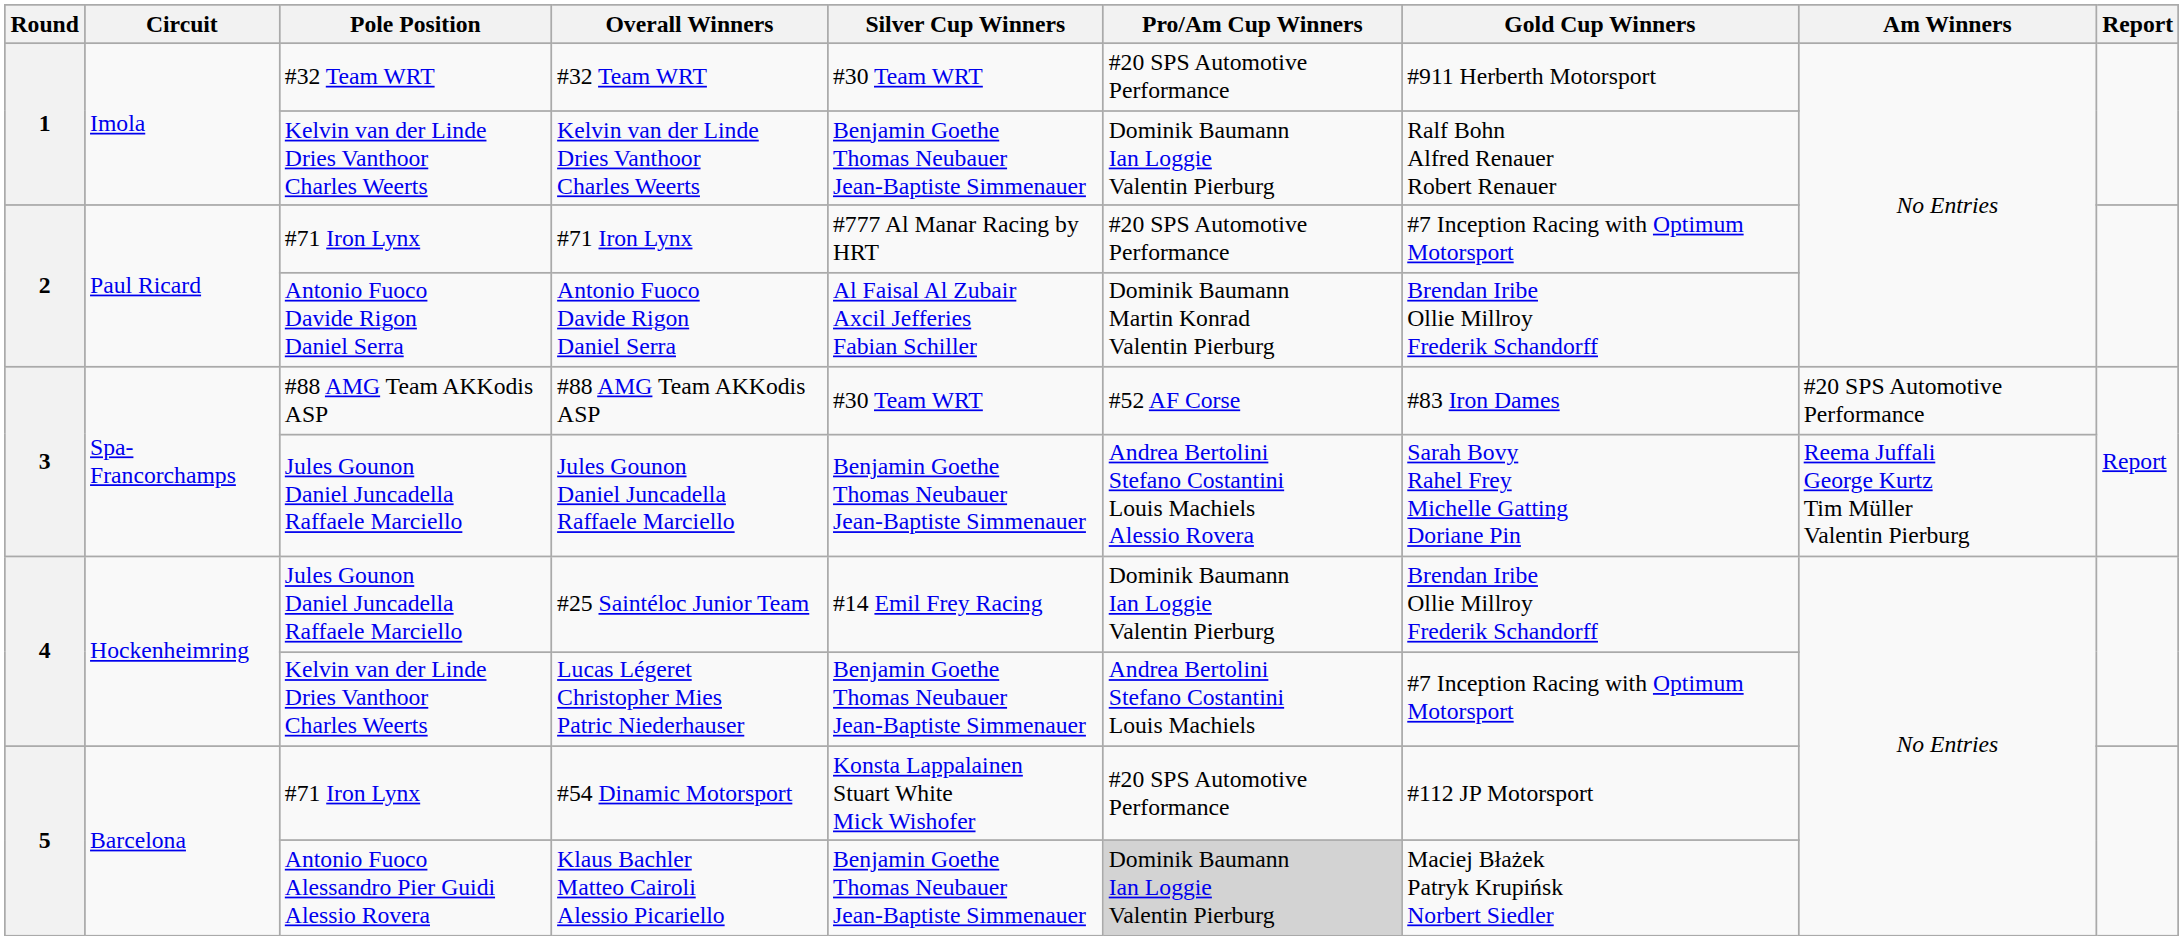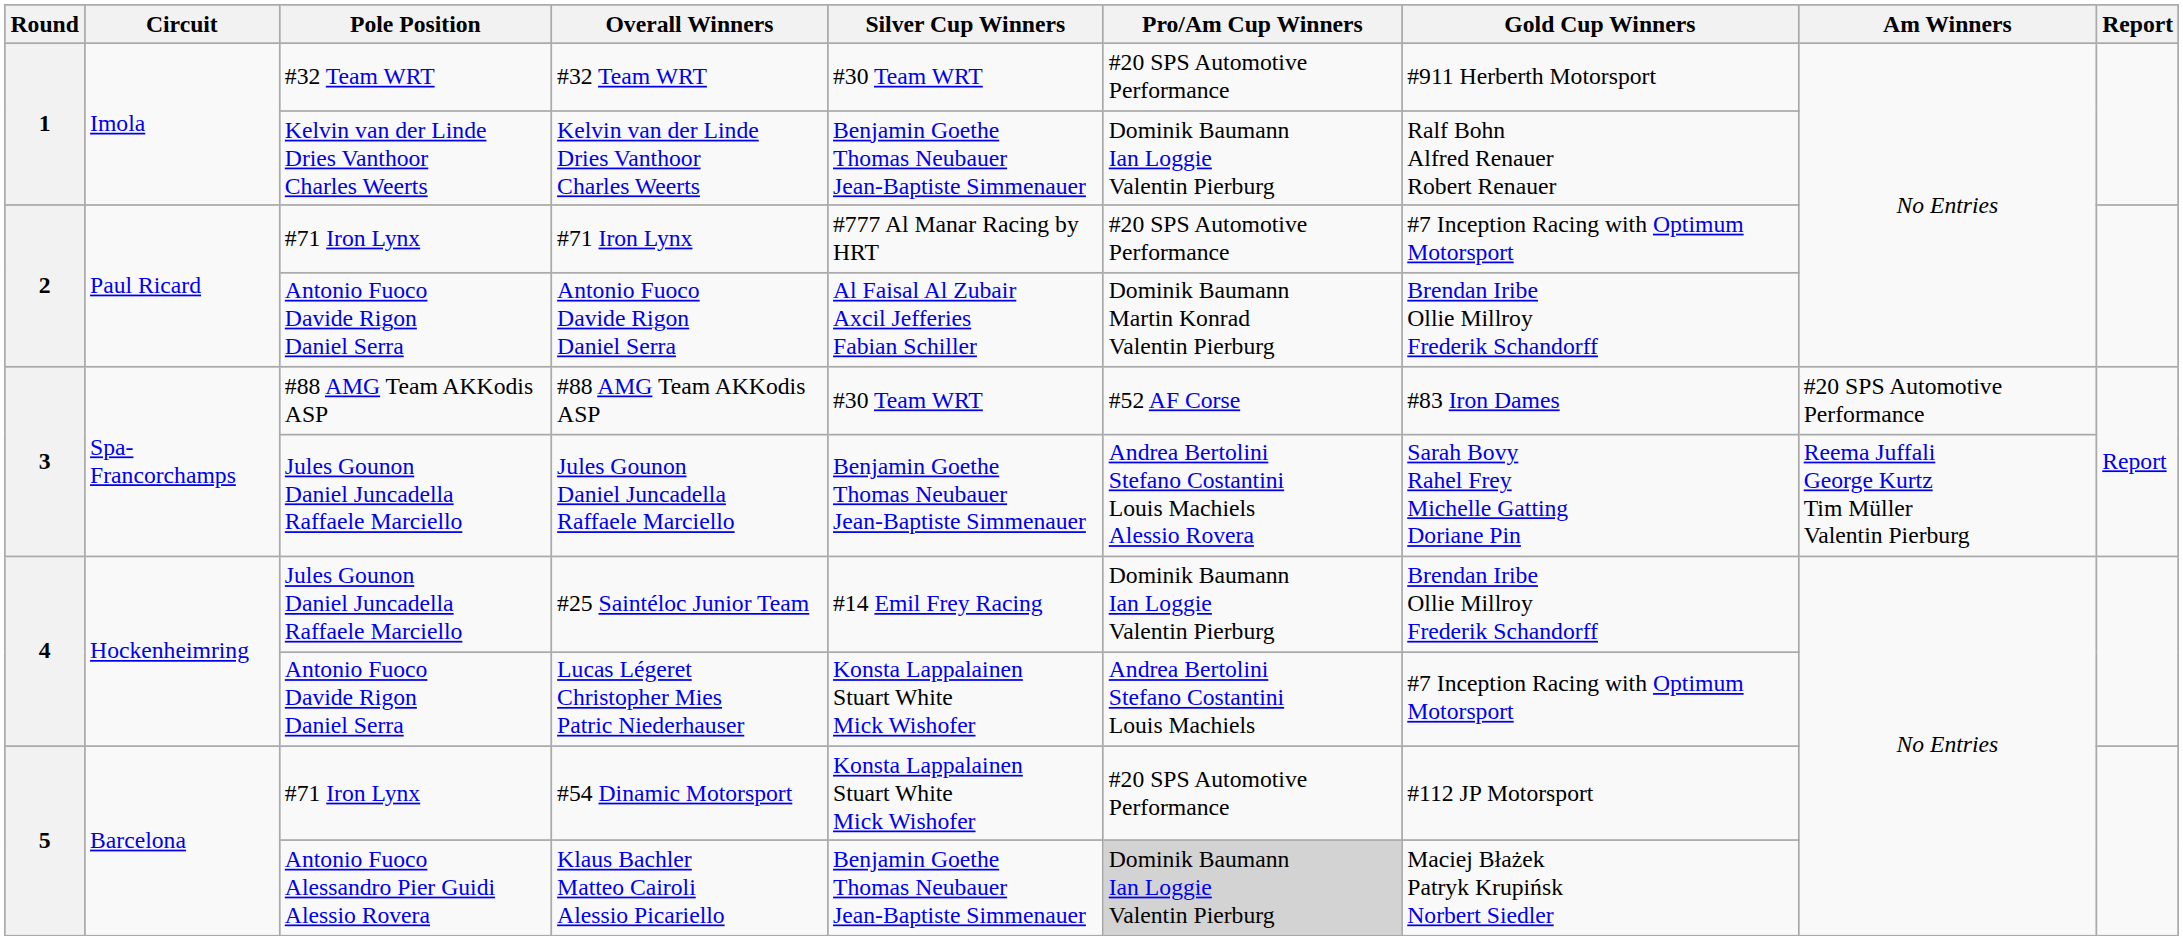(386, 697) Kelvin van der Linde Dries Vanthoor Charles Weerts -> (356, 697) Antonio Fuoco Davide Rigon Daniel Serra
(959, 697) Benjamin Goethe Thomas Neubauer Jean-Baptiste Simmenauer -> (928, 697) Konsta Lappalainen Stuart White Mick Wishofer
